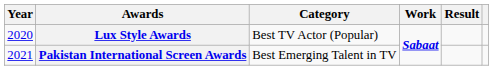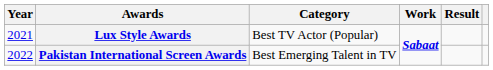(20, 34) 2020 -> (20, 34) 2021
(20, 55) 2021 -> (20, 55) 2022
